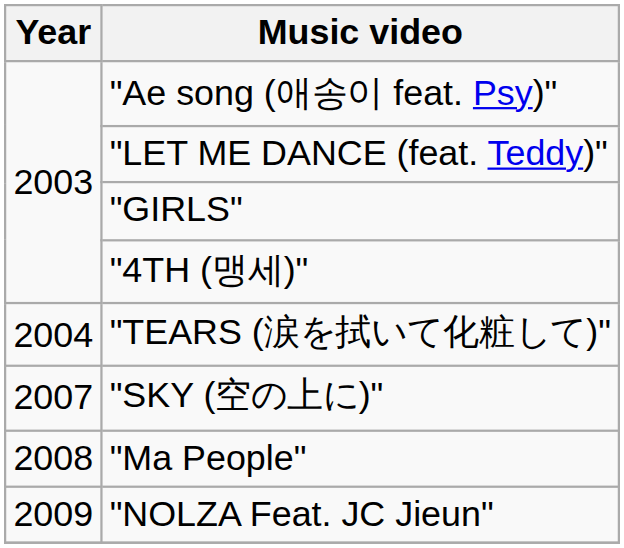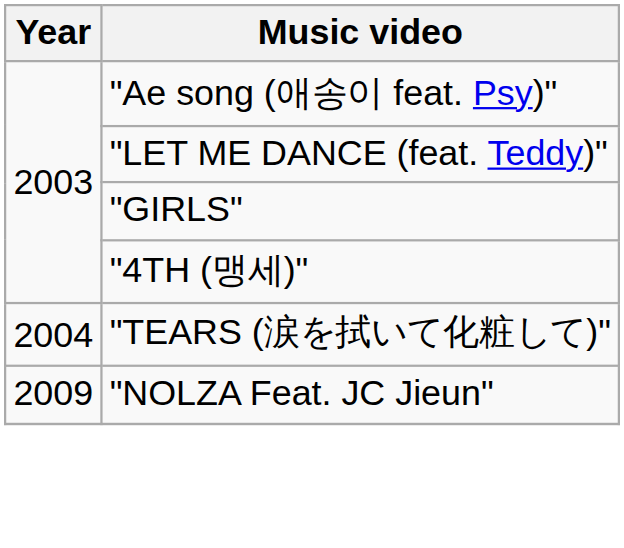- row: (246, 396)
- row: (208, 457)
